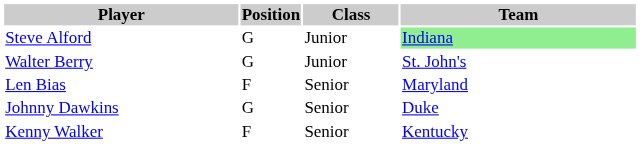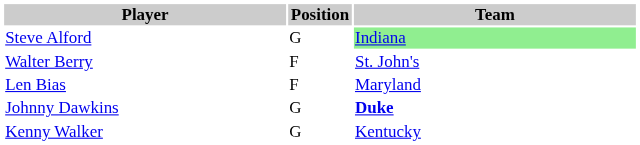- column: (351, 14)
(248, 61) G -> (294, 61) F
(420, 107) normal -> (374, 107) bold
(246, 131) F -> (295, 131) G
